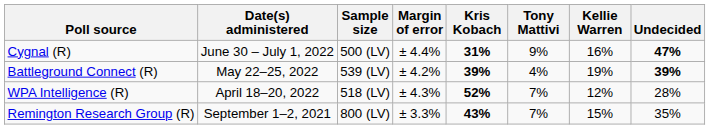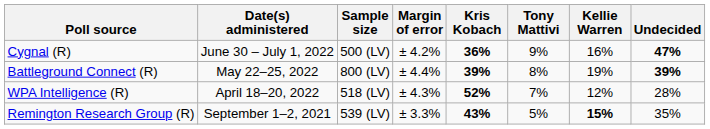(420, 51) ± 4.4% -> (420, 51) ± 4.2%
(477, 51) 31% -> (477, 51) 36%
(365, 72) 539 (LV) -> (365, 72) 800 (LV)
(420, 72) ± 4.2% -> (420, 72) ± 4.4%
(538, 72) 4% -> (538, 72) 8%
(365, 114) 800 (LV) -> (365, 114) 539 (LV)
(538, 114) 7% -> (538, 114) 5%
(600, 114) normal -> (600, 114) bold
